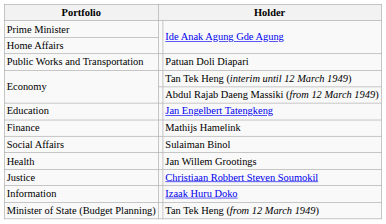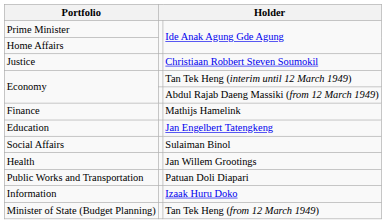rows swapped: (21, 177) <-> (75, 62)
rows swapped: (23, 128) <-> (28, 111)
